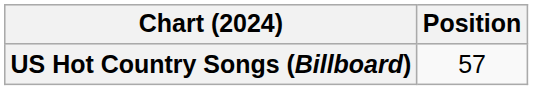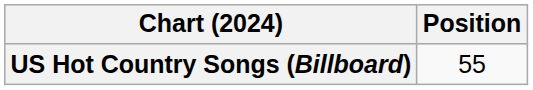(472, 63) 57 -> (472, 63) 55
